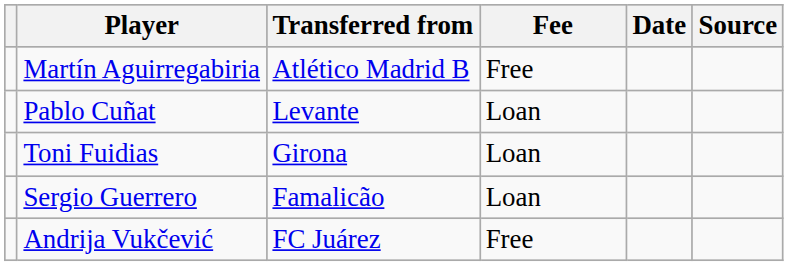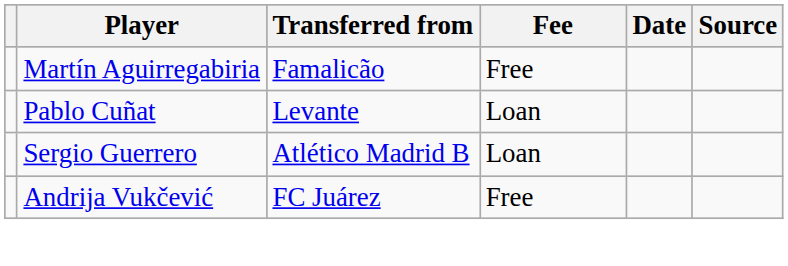(371, 68) Atlético Madrid B -> (328, 68) Famalicão
- row: (91, 153)
(328, 196) Famalicão -> (371, 153) Atlético Madrid B
